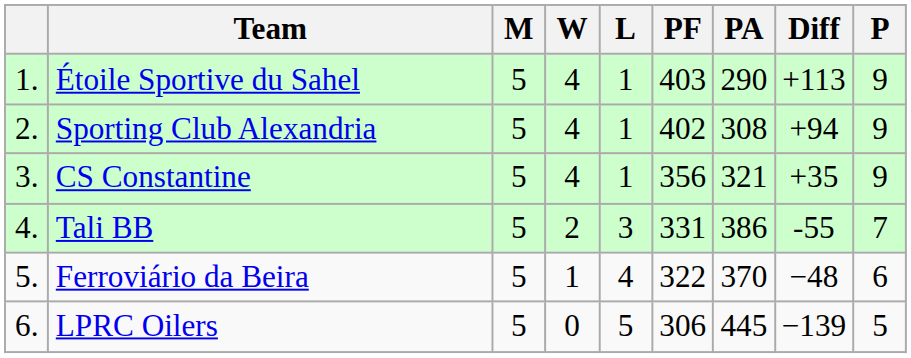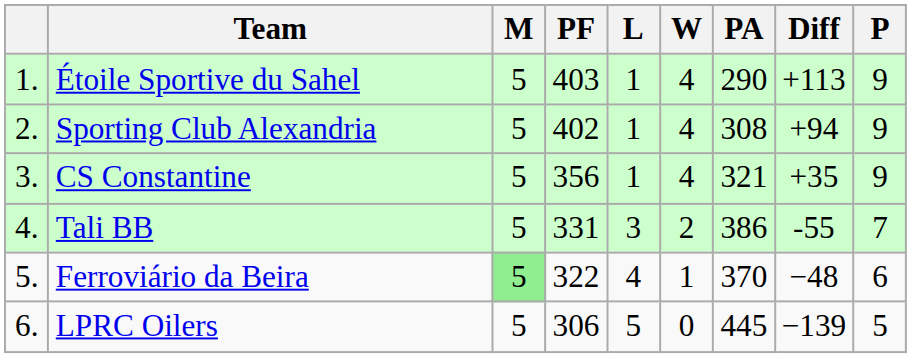columns swapped: (572, 29) <-> (683, 29)
(519, 276) no background -> (519, 276) lightgreen background
